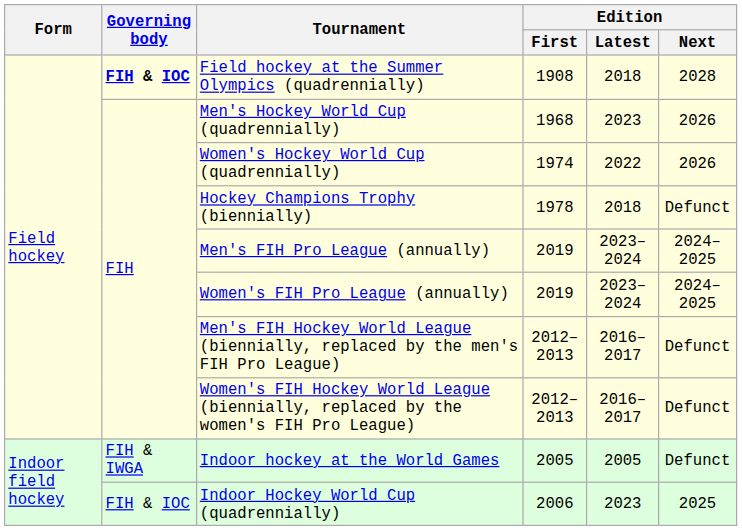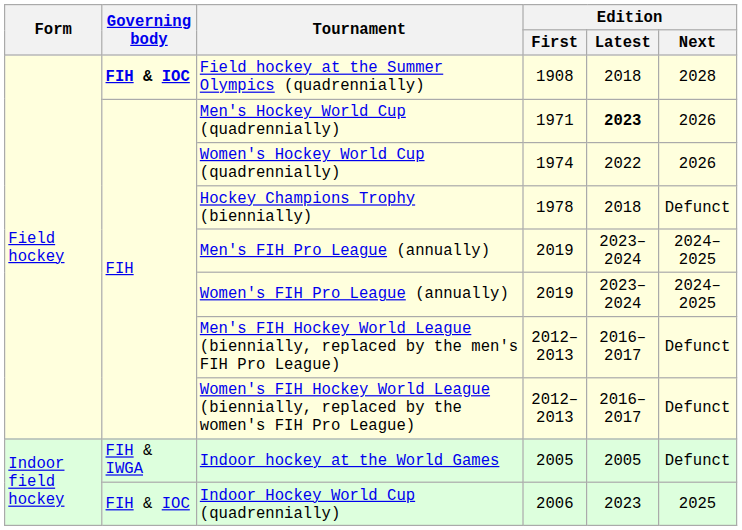(555, 121) 1968 -> (555, 121) 1971
(623, 121) normal -> (623, 121) bold
